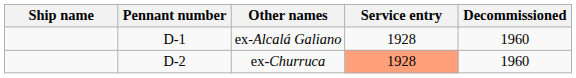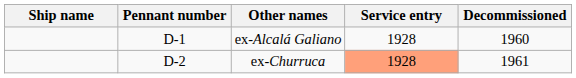(515, 61) 1960 -> (515, 61) 1961
